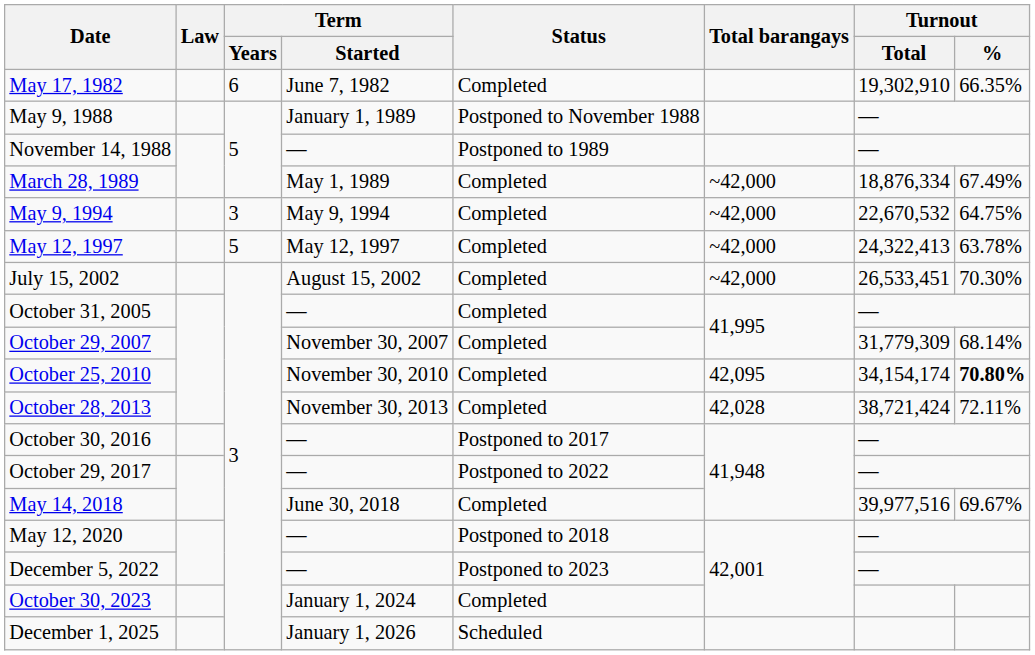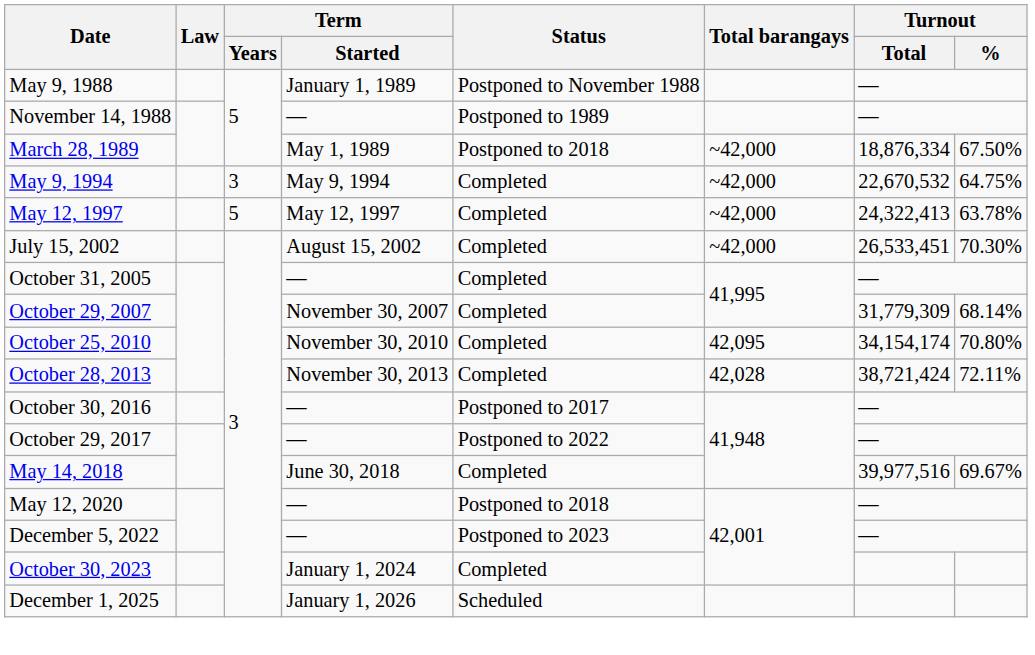- row: (66, 85)
(502, 181) Completed -> (533, 149) Postponed to 2018
(990, 181) 67.49% -> (990, 149) 67.50%
(992, 375) bold -> (990, 342) normal
